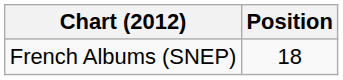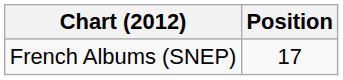(290, 56) 18 -> (290, 56) 17
